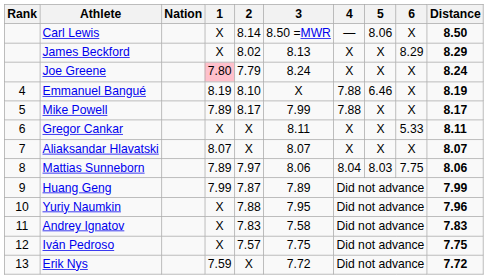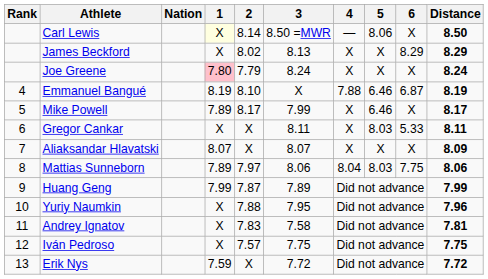(220, 33) no background -> (220, 33) lightyellow background
(412, 91) X -> (412, 91) 6.87
(349, 110) 7.88 -> (349, 110) X
(380, 110) X -> (380, 110) 6.46
(380, 129) X -> (380, 129) 8.03
(455, 149) 8.07 -> (455, 149) 8.09
(455, 226) 7.83 -> (455, 226) 7.81
